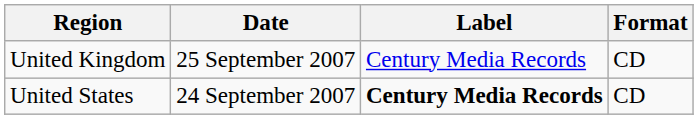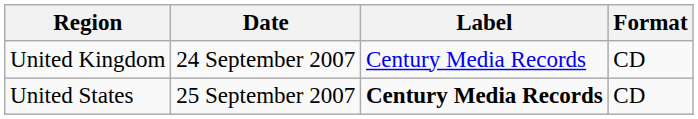(266, 59) 25 September 2007 -> (266, 59) 24 September 2007
(266, 95) 24 September 2007 -> (266, 95) 25 September 2007
